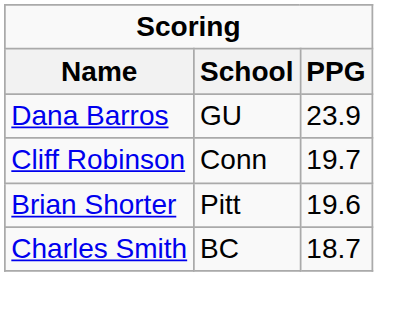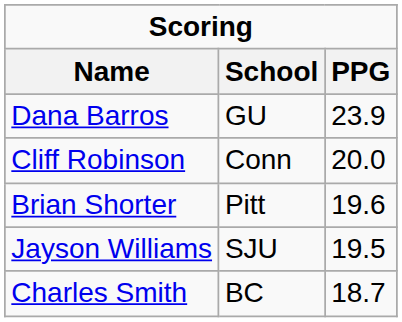(334, 159) 19.7 -> (358, 159) 20.0
+ row: (112, 248)
